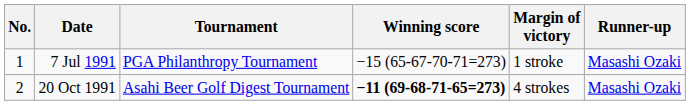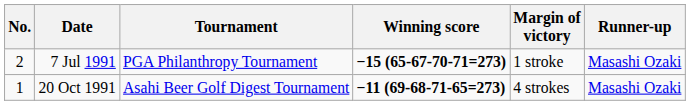(20, 61) 1 -> (20, 61) 2
(431, 61) normal -> (431, 61) bold
(20, 87) 2 -> (20, 87) 1
